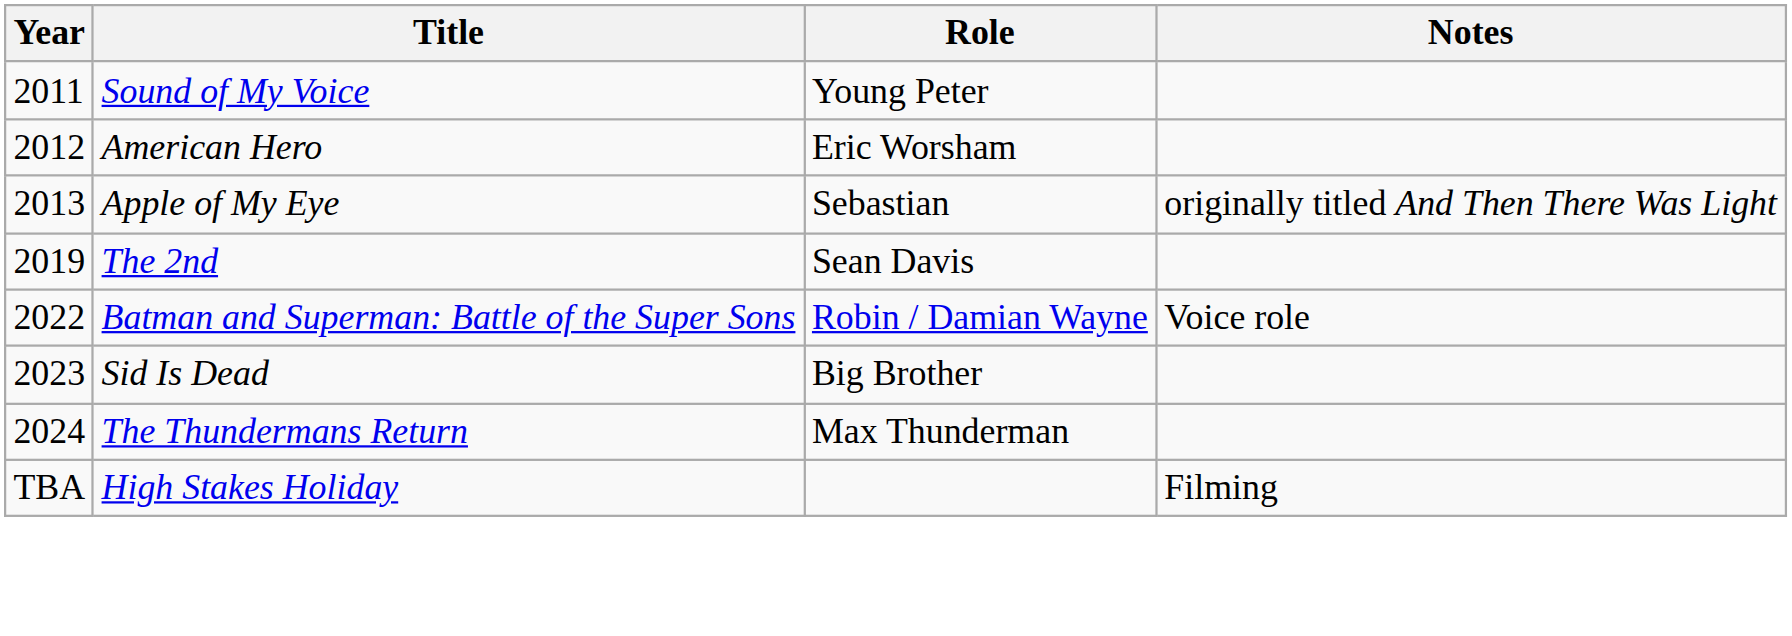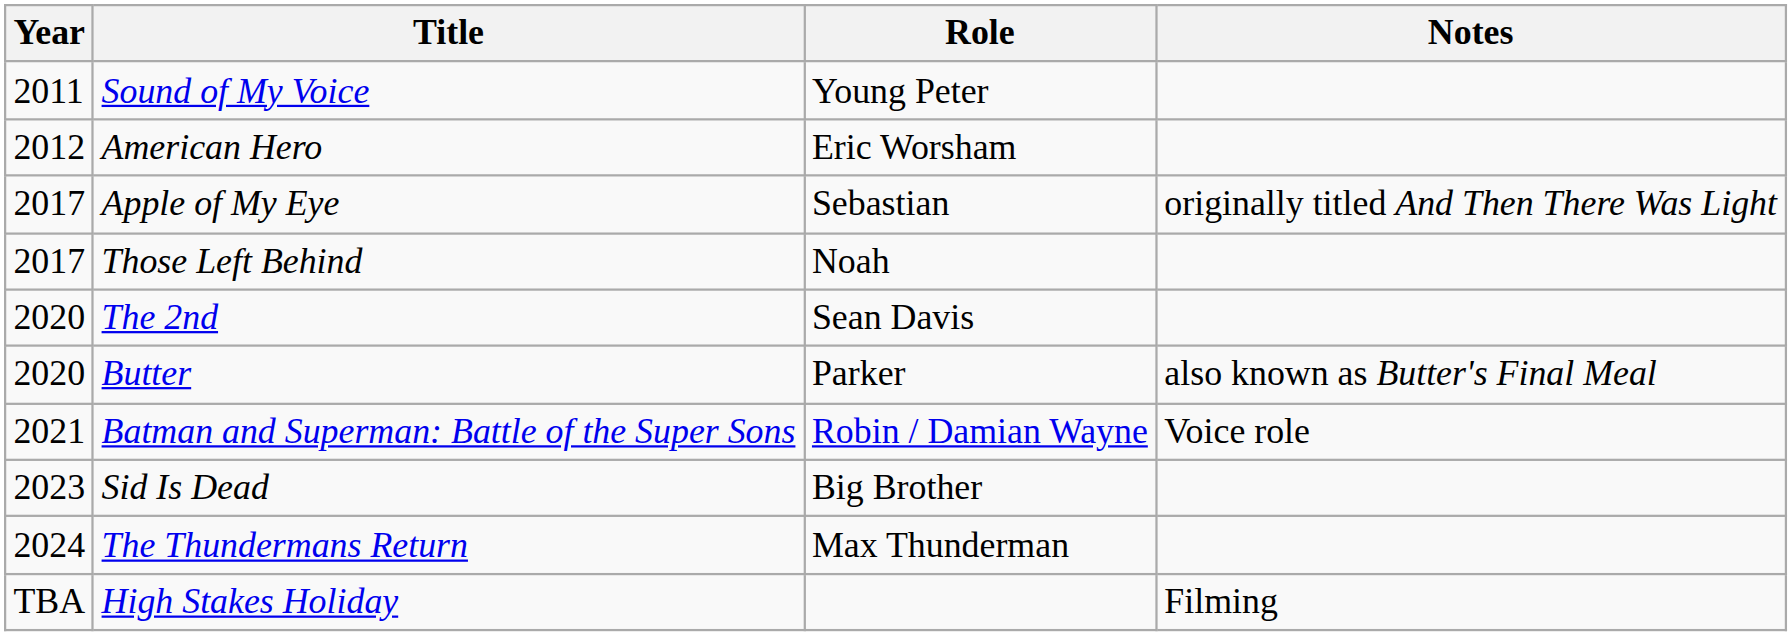(49, 203) 2013 -> (49, 203) 2017
+ row: (232, 260)
(49, 260) 2019 -> (49, 317) 2020
+ row: (146, 373)
(49, 317) 2022 -> (49, 430) 2021
